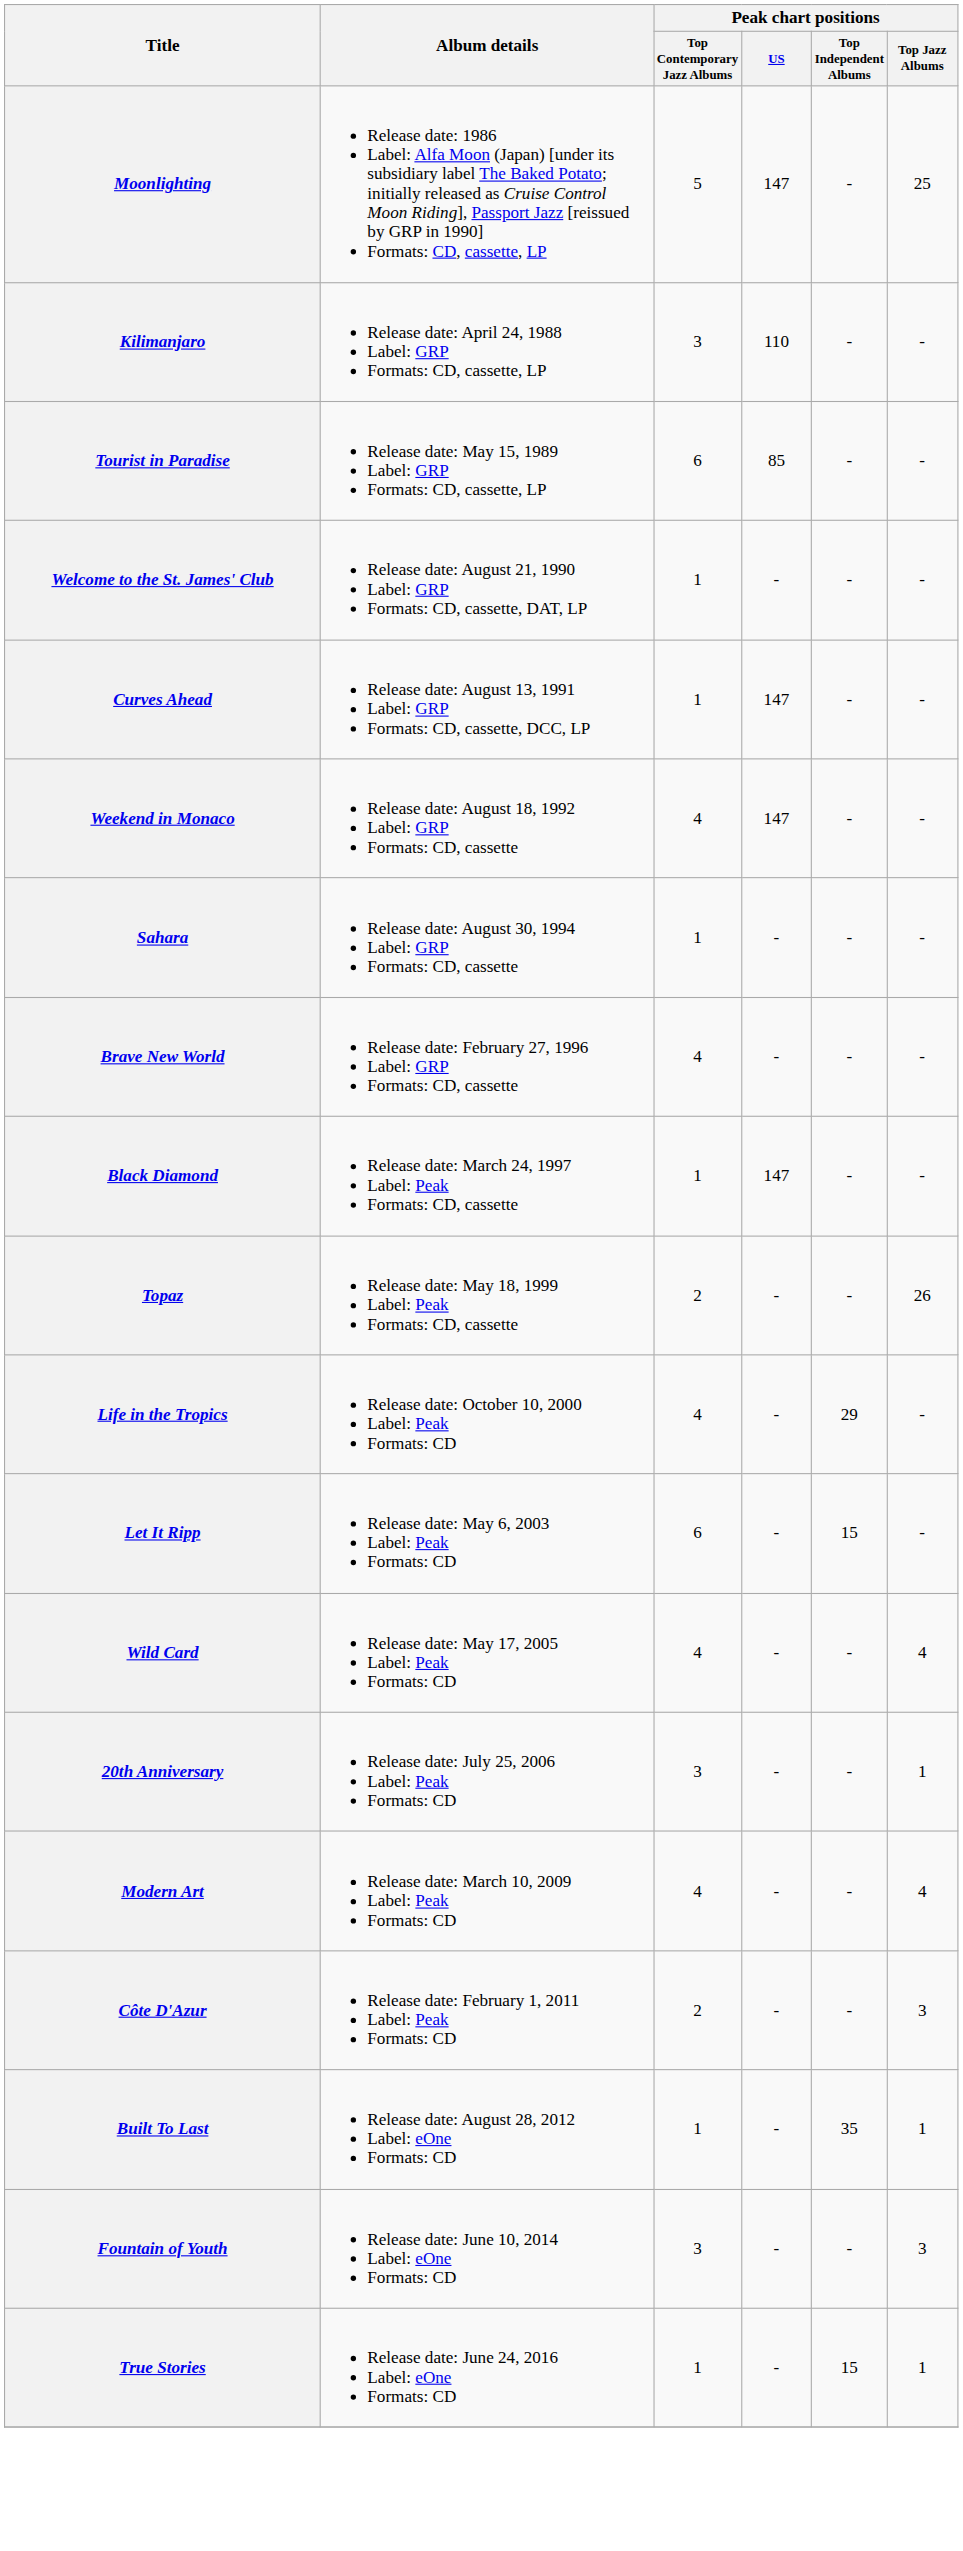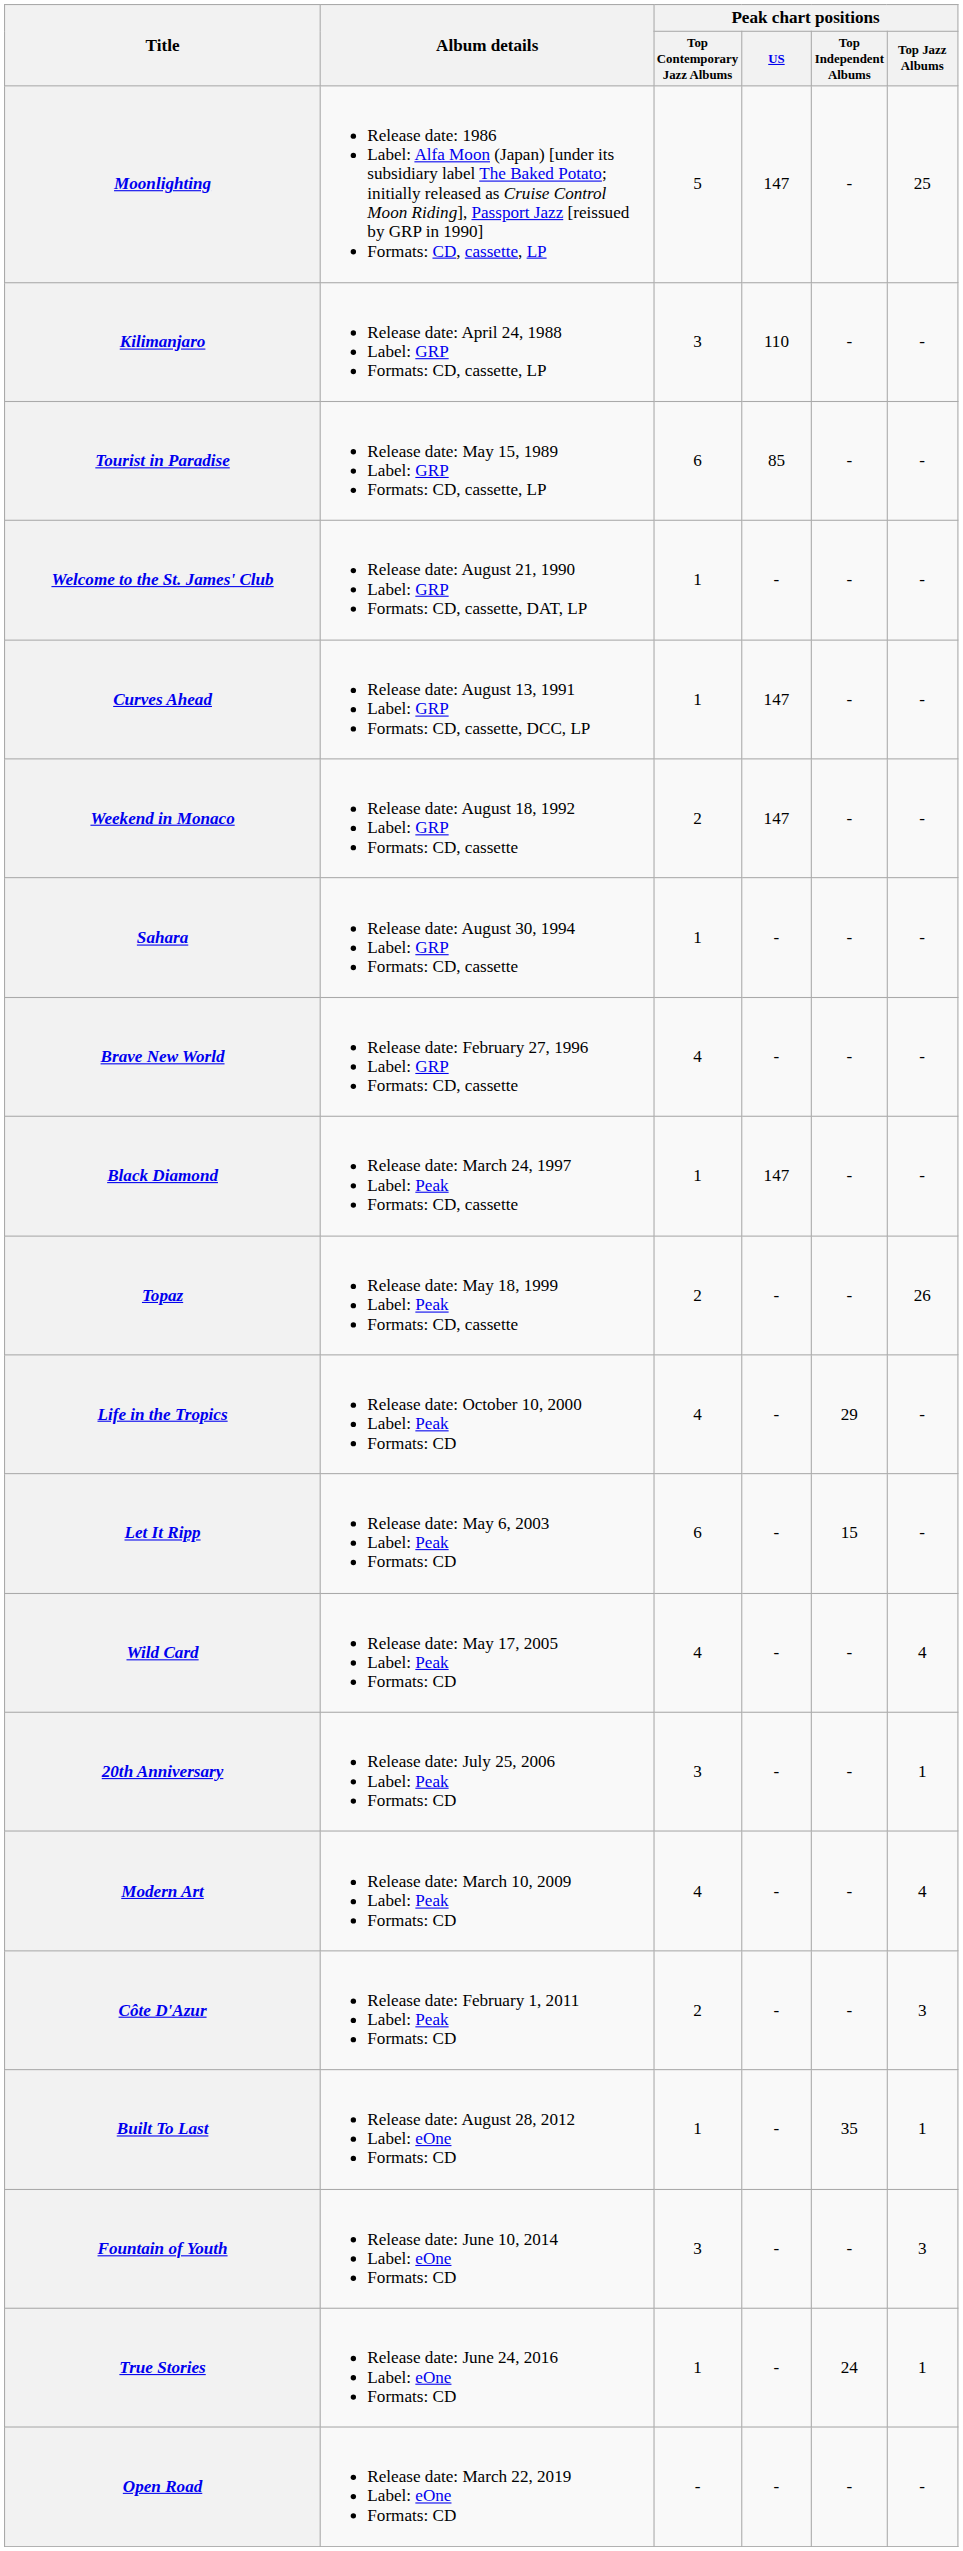(697, 818) 4 -> (697, 818) 2
(849, 2367) 15 -> (849, 2367) 24
+ row: (163, 2486)
